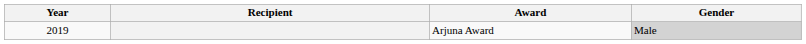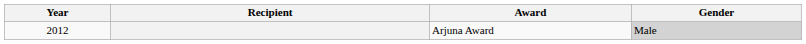(57, 30) 2019 -> (57, 30) 2012
